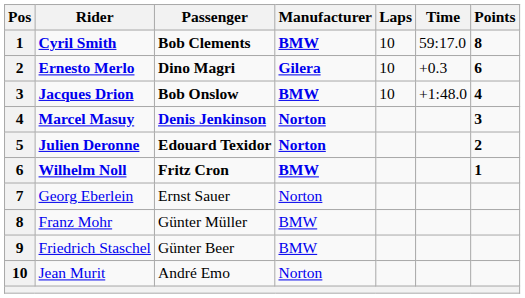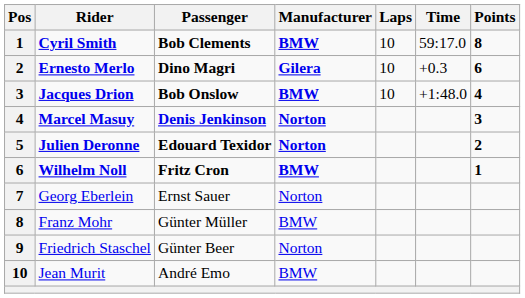(298, 247) BMW -> (300, 247) Norton
(300, 273) Norton -> (298, 273) BMW
